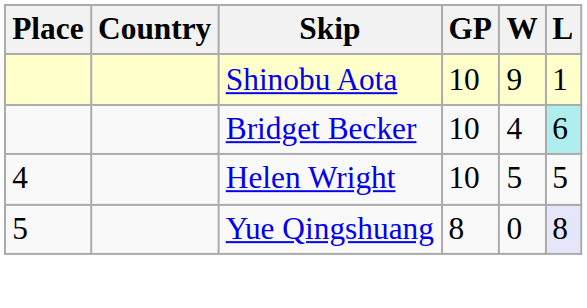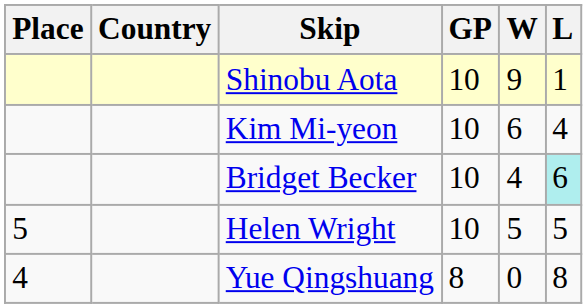+ row: (312, 128)
(20, 178) 4 -> (20, 228) 5
(20, 228) 5 -> (20, 278) 4
(560, 228) lavender background -> (560, 278) no background
